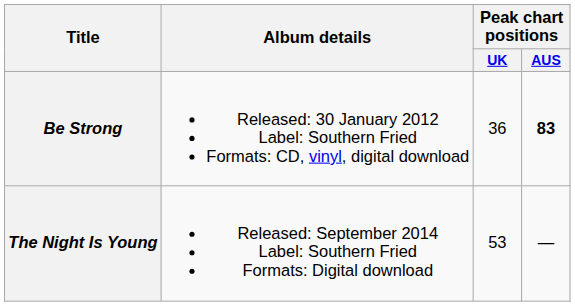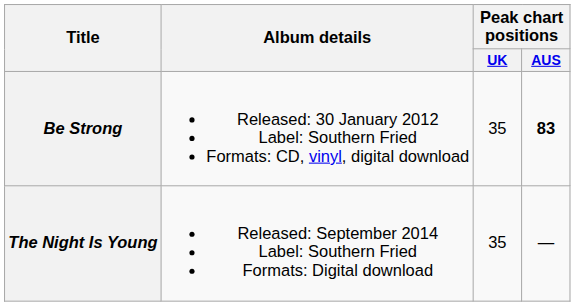(497, 128) 36 -> (497, 128) 35
(497, 243) 53 -> (497, 243) 35
